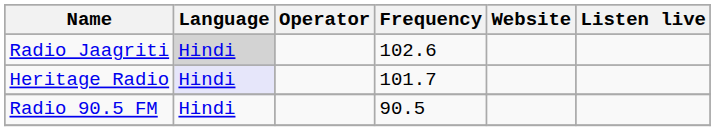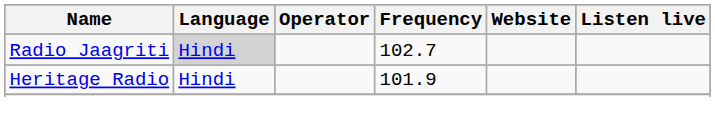(408, 50) 102.6 -> (408, 50) 102.7
(207, 80) lavender background -> (207, 80) no background
(408, 80) 101.7 -> (408, 80) 101.9
- row: (84, 110)
